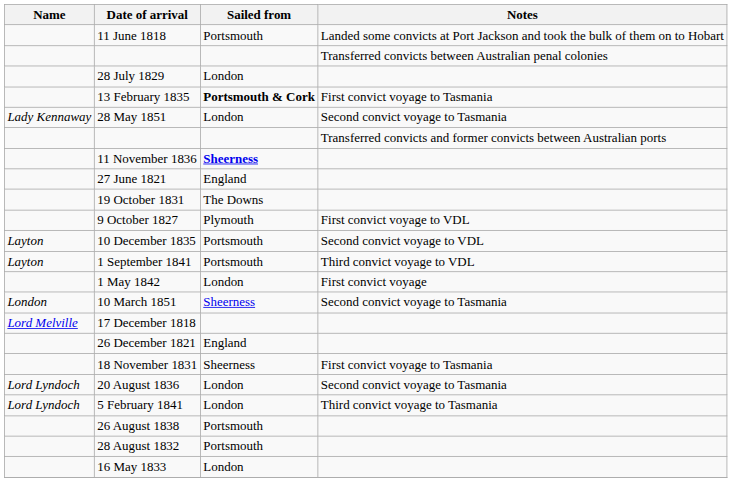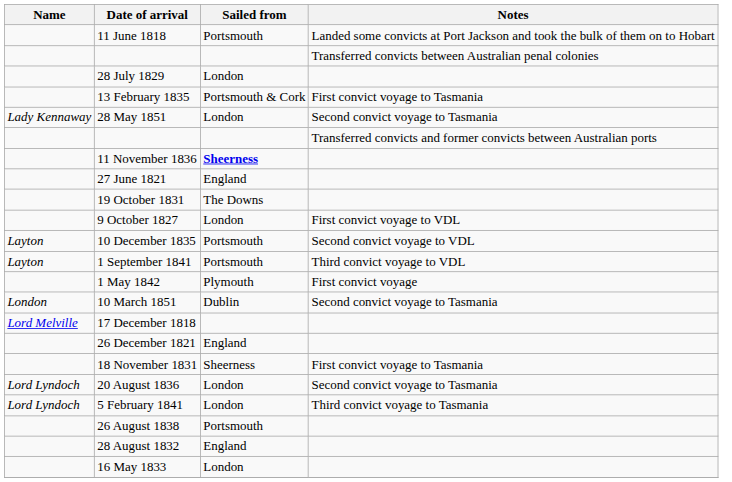(259, 96) bold -> (254, 96) normal
(228, 220) Plymouth -> (223, 220) London
(223, 281) London -> (228, 281) Plymouth
(229, 302) Sheerness -> (221, 302) Dublin
(233, 446) Portsmouth -> (225, 446) England
